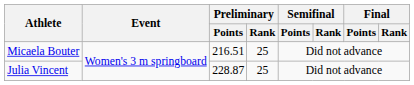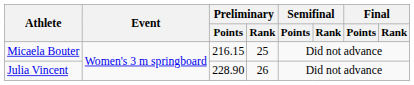(228, 51) 216.51 -> (228, 51) 216.15
(228, 71) 228.87 -> (228, 71) 228.90
(263, 71) 25 -> (263, 71) 26
